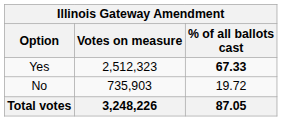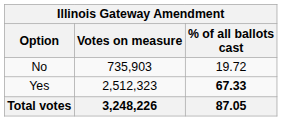rows swapped: (39, 67) <-> (39, 86)
